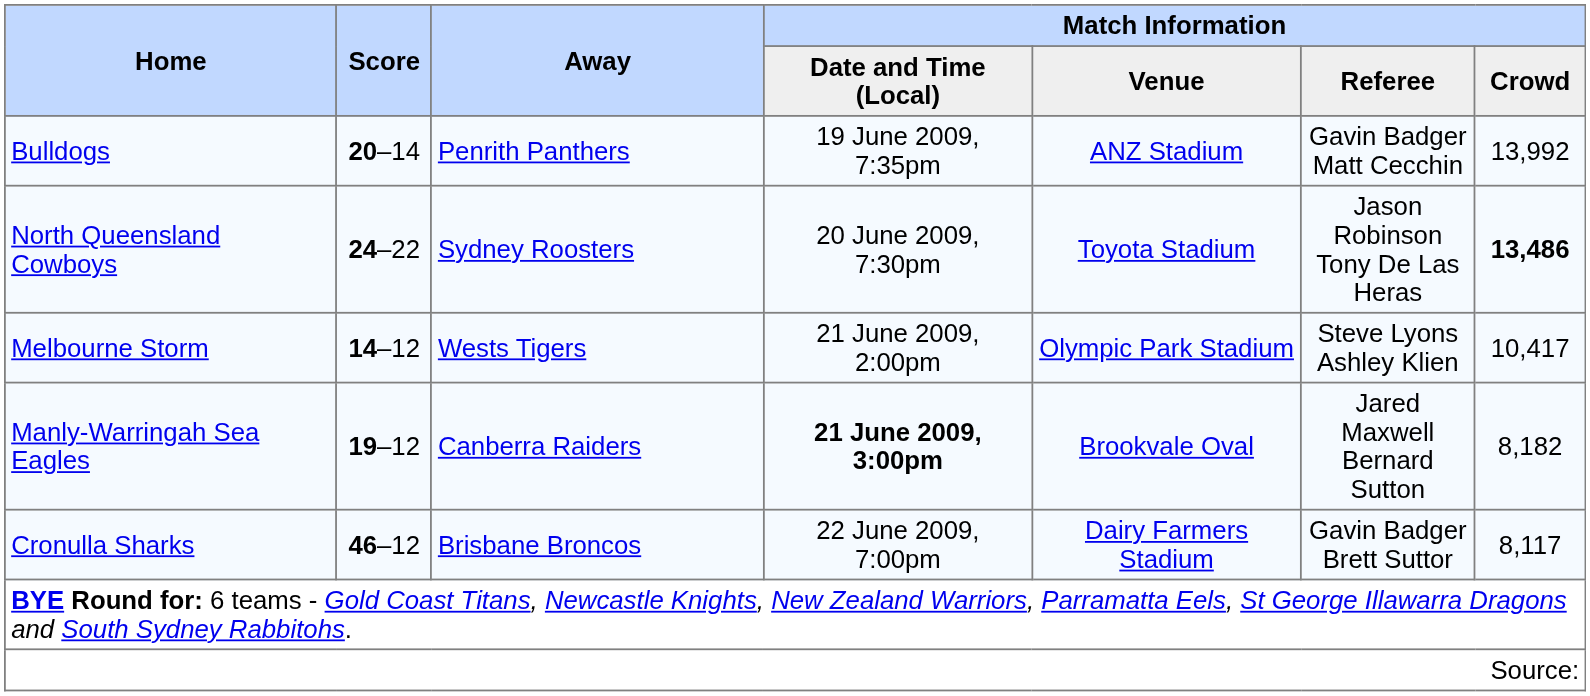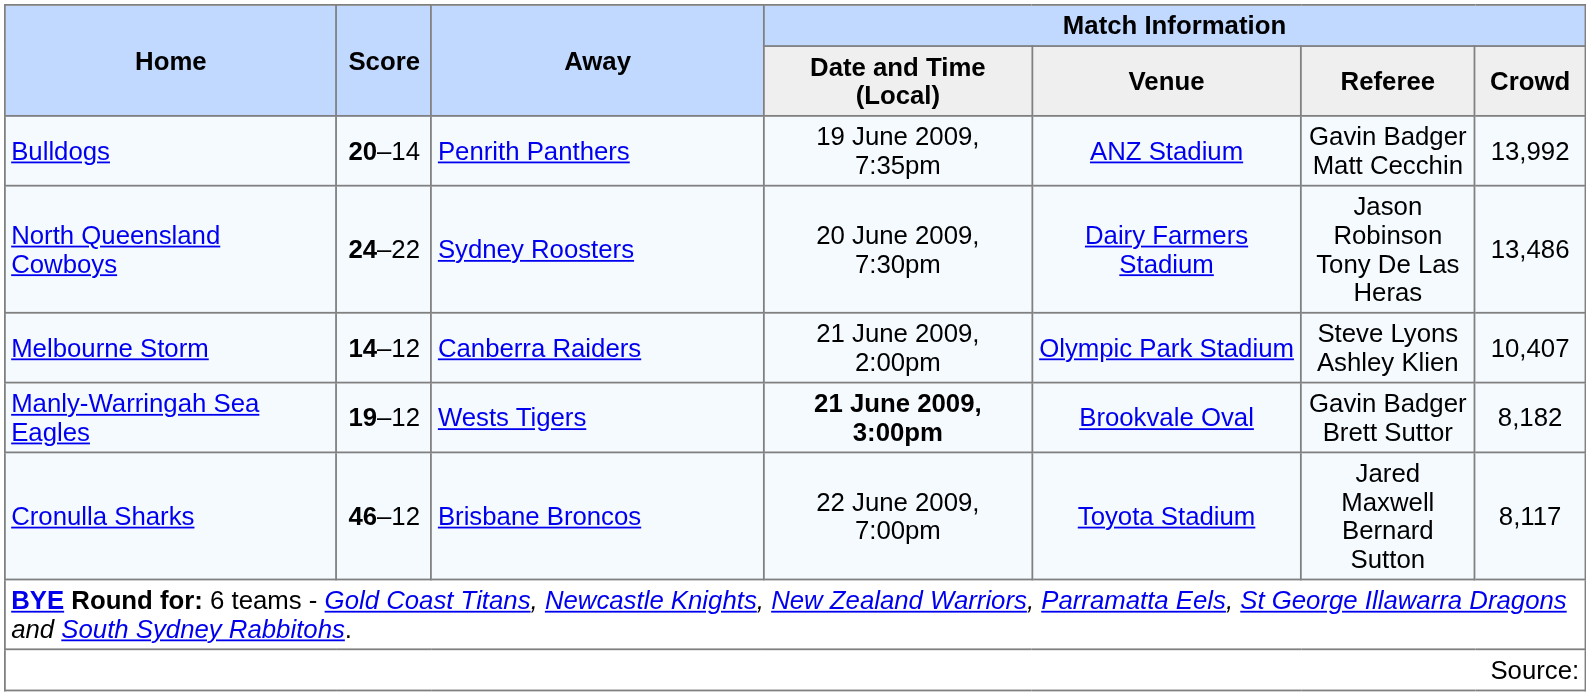(1167, 249) Toyota Stadium -> (1167, 249) Dairy Farmers Stadium
(1530, 249) bold -> (1530, 249) normal
(512, 348) Wests Tigers -> (540, 348) Canberra Raiders
(1530, 348) 10,417 -> (1530, 348) 10,407
(540, 446) Canberra Raiders -> (512, 417) Wests Tigers
(1388, 446) Jared Maxwell Bernard Sutton -> (1388, 417) Gavin Badger Brett Suttor
(1167, 545) Dairy Farmers Stadium -> (1167, 516) Toyota Stadium
(1388, 545) Gavin Badger Brett Suttor -> (1388, 516) Jared Maxwell Bernard Sutton
